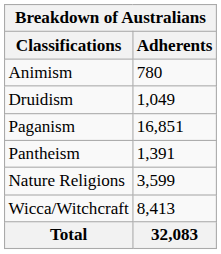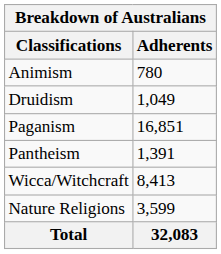rows swapped: (67, 180) <-> (69, 208)
